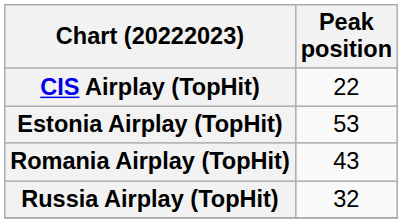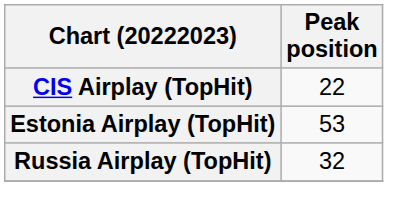- row: (150, 161)
